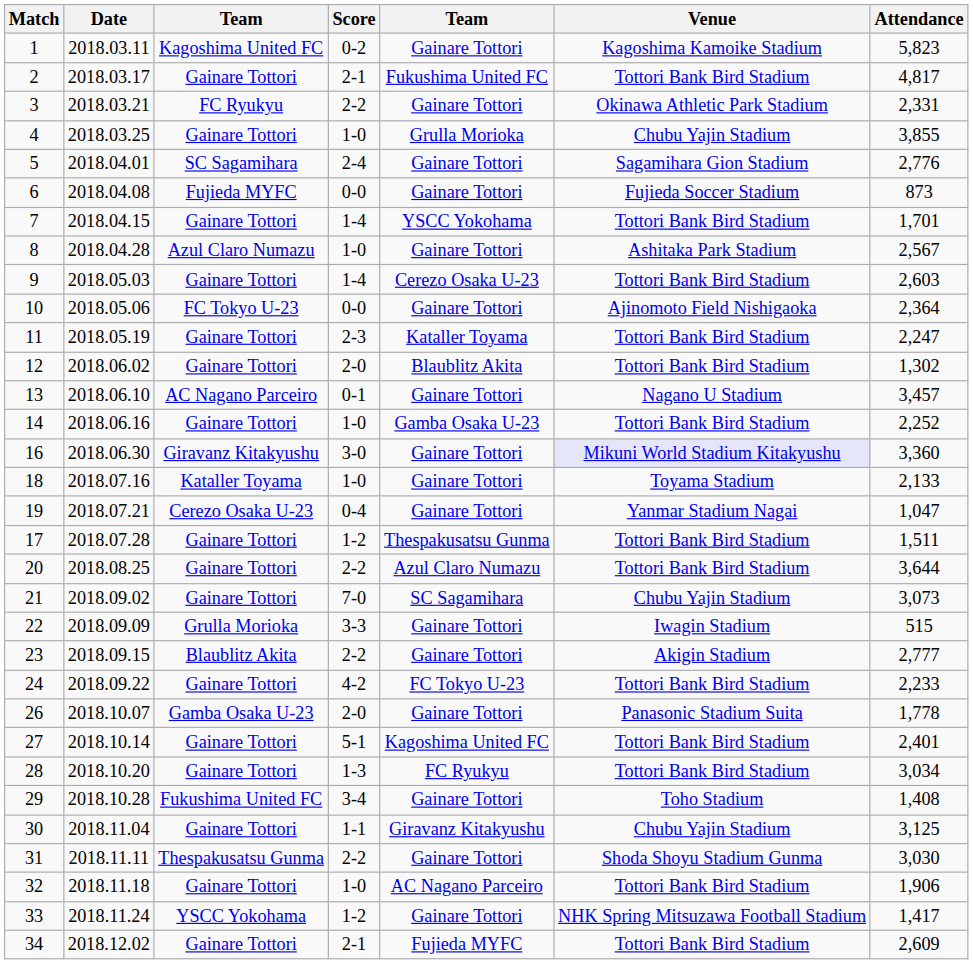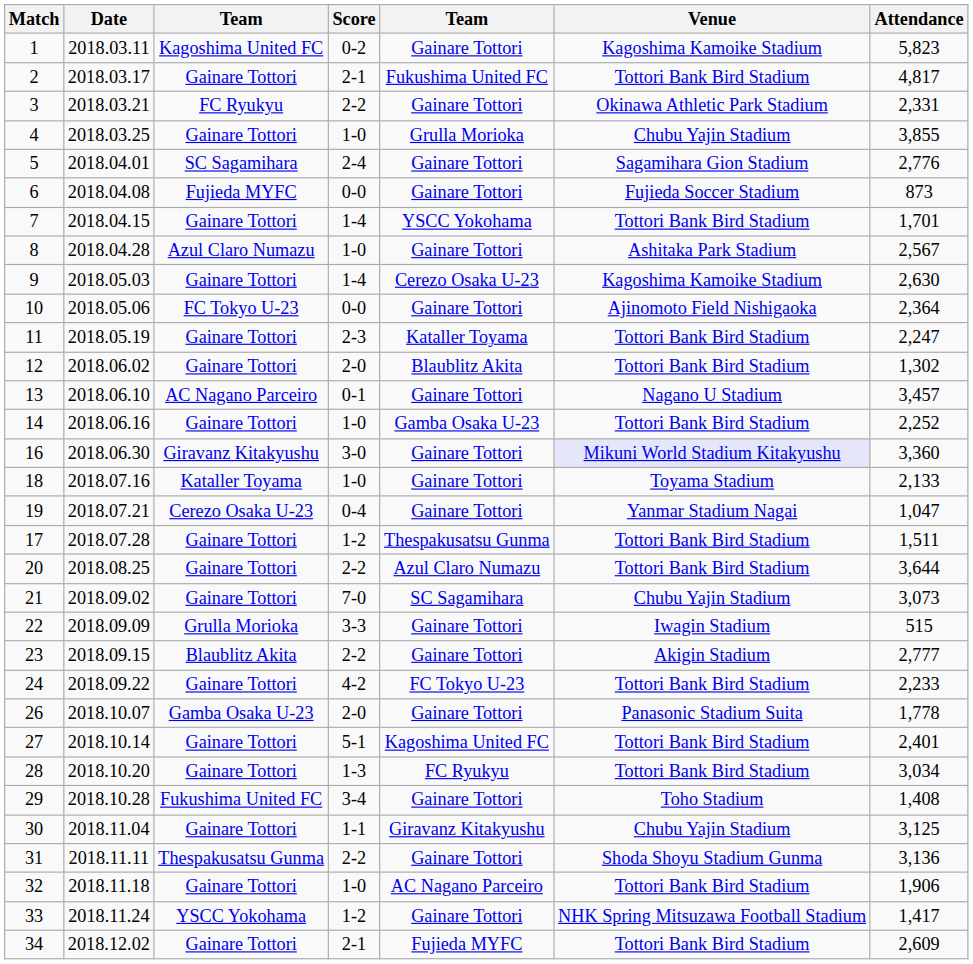(712, 279) Tottori Bank Bird Stadium -> (712, 279) Kagoshima Kamoike Stadium
(919, 279) 2,603 -> (919, 279) 2,630
(919, 857) 3,030 -> (919, 857) 3,136
